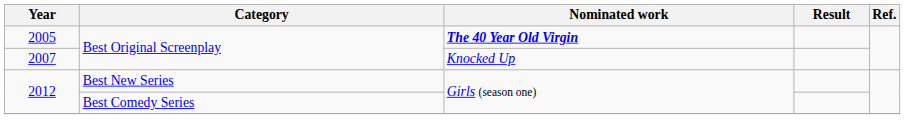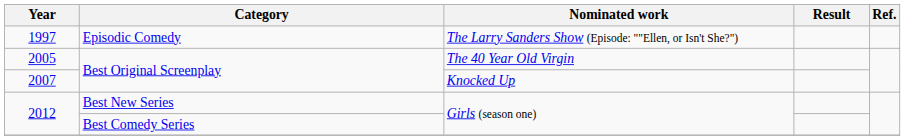+ row: (42, 37)
(512, 37) bold -> (510, 59) normal
